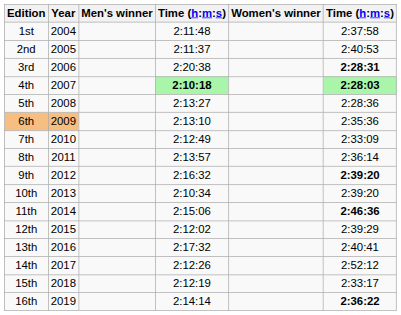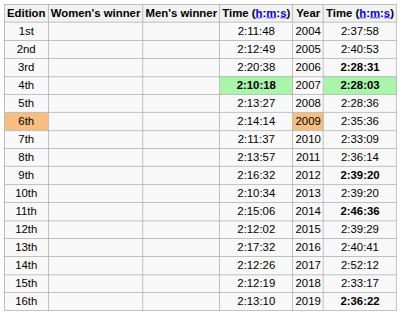columns swapped: (63, 13) <-> (276, 13)
(192, 49) 2:11:37 -> (256, 49) 2:12:49
(192, 121) 2:13:10 -> (256, 121) 2:14:14
(192, 139) 2:12:49 -> (256, 139) 2:11:37
(192, 301) 2:14:14 -> (256, 301) 2:13:10
